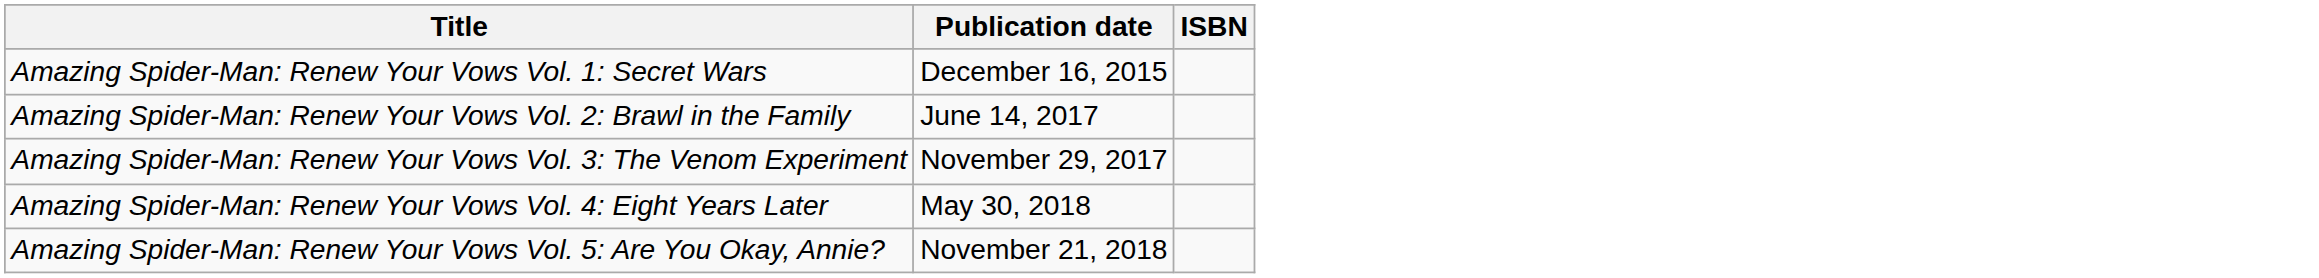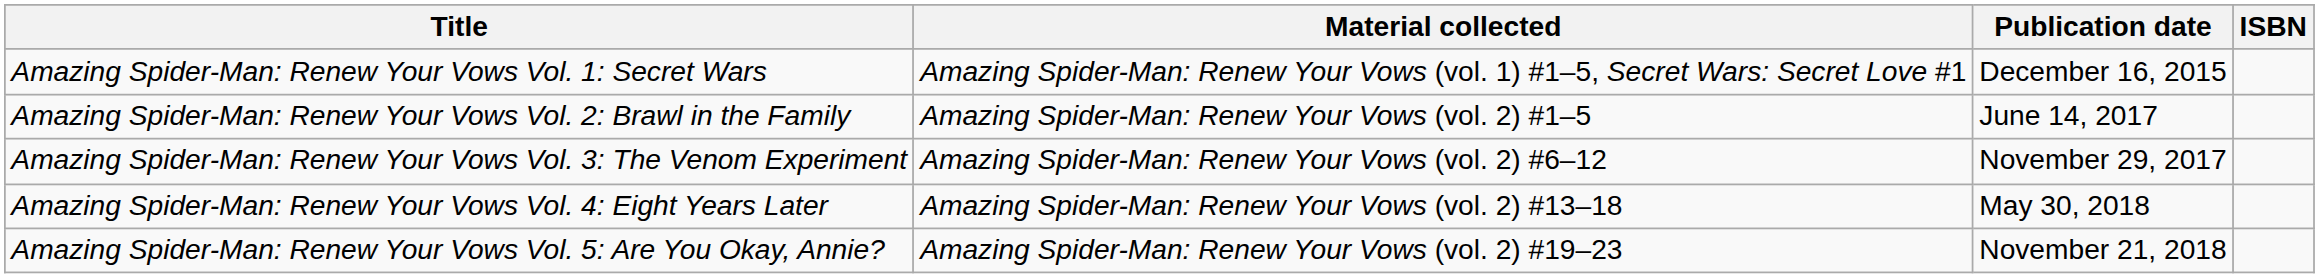+ column: (1443, 26)
